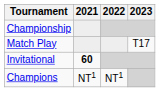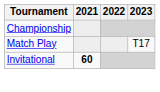- row: (32, 77)
